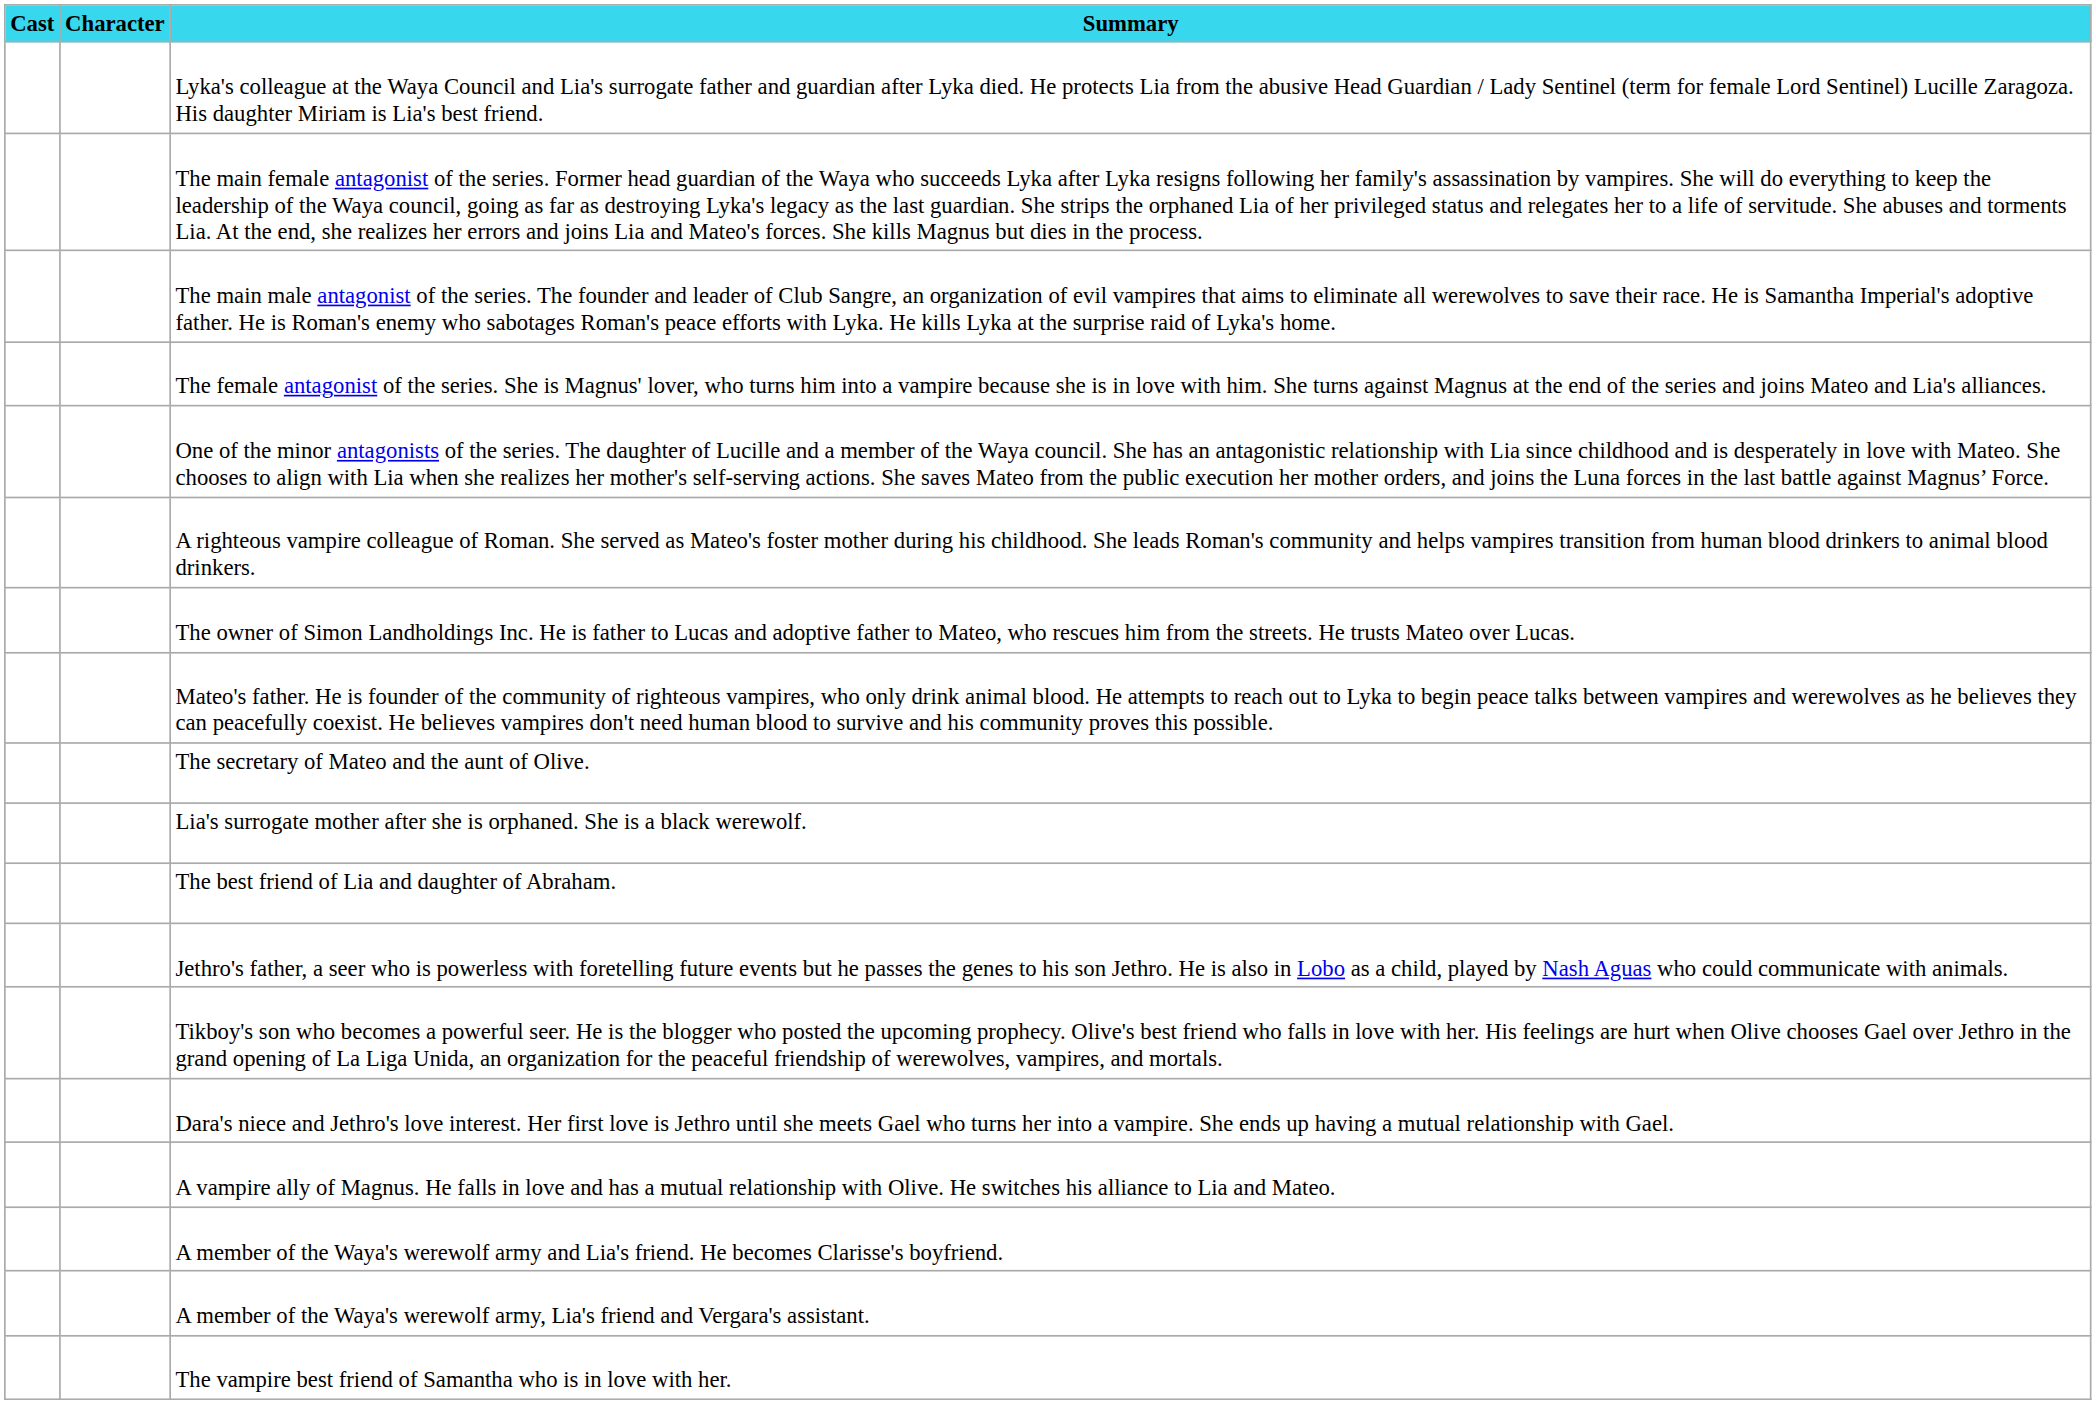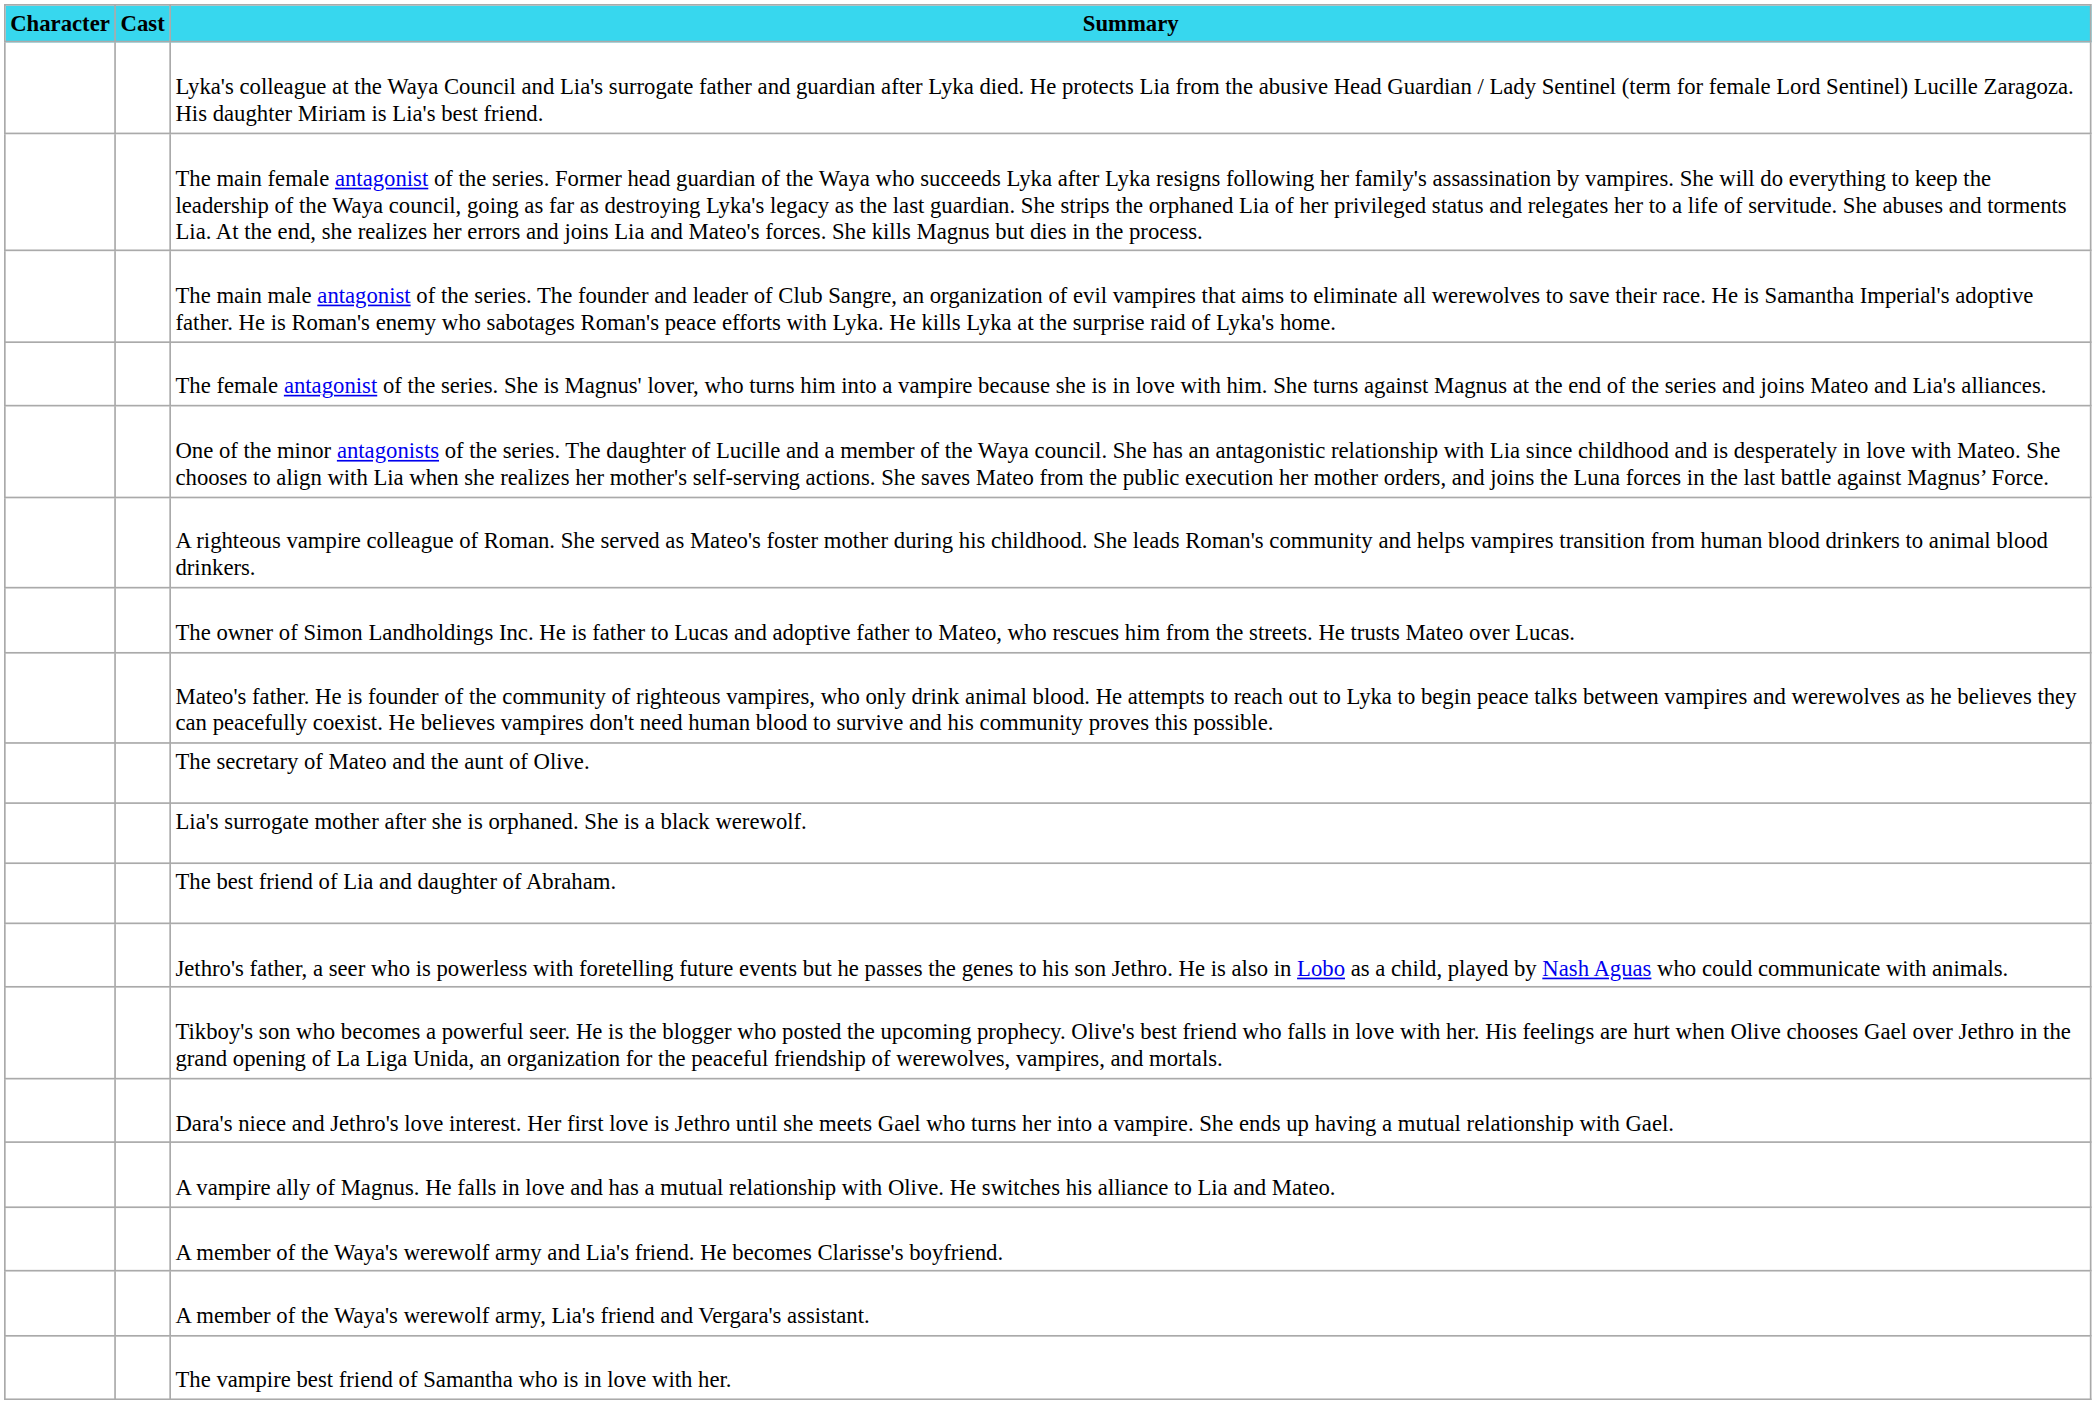columns swapped: (32, 22) <-> (115, 22)
